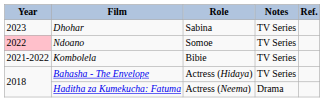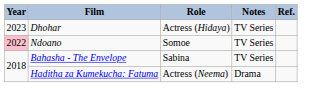(199, 27) Sabina -> (196, 27) Actress (Hidaya)
- row: (75, 58)
(219, 74) Actress (Hidaya) -> (176, 58) Sabina
